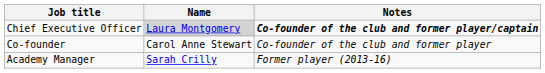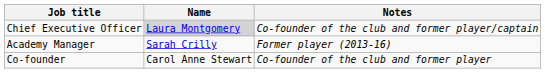(398, 28) bold -> (398, 28) normal
rows swapped: (36, 44) <-> (51, 60)
